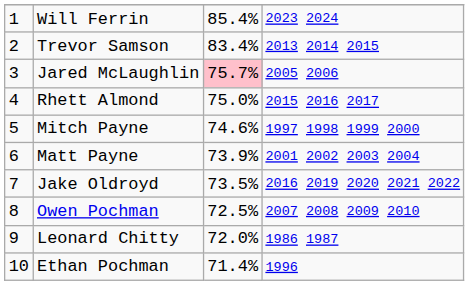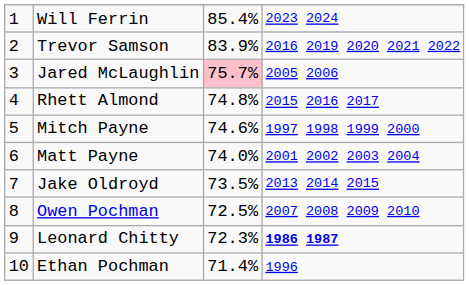(233, 46) 83.4% -> (233, 46) 83.9%
(322, 46) 2013 2014 2015 -> (363, 46) 2016 2019 2020 2021 2022
(233, 101) 75.0% -> (233, 101) 74.8%
(233, 156) 73.9% -> (233, 156) 74.0%
(363, 184) 2016 2019 2020 2021 2022 -> (322, 184) 2013 2014 2015
(233, 239) 72.0% -> (233, 239) 72.3%
(302, 239) normal -> (302, 239) bold
